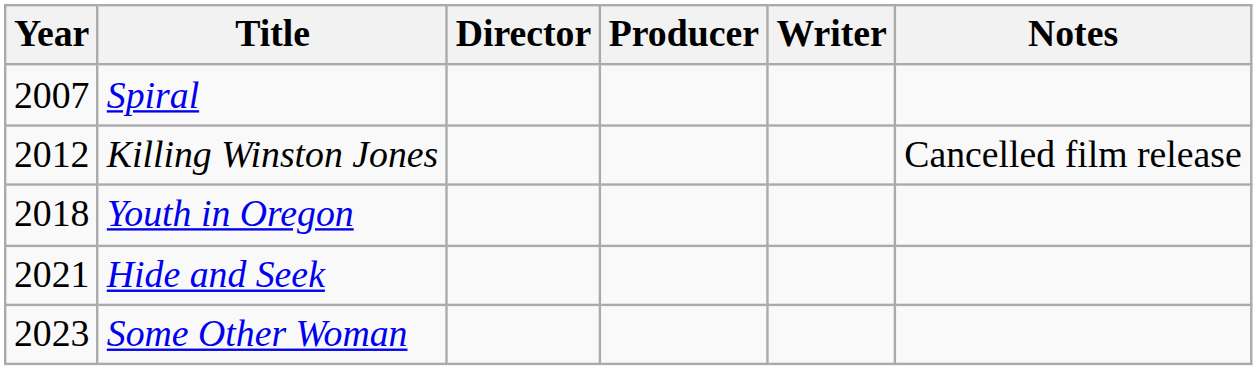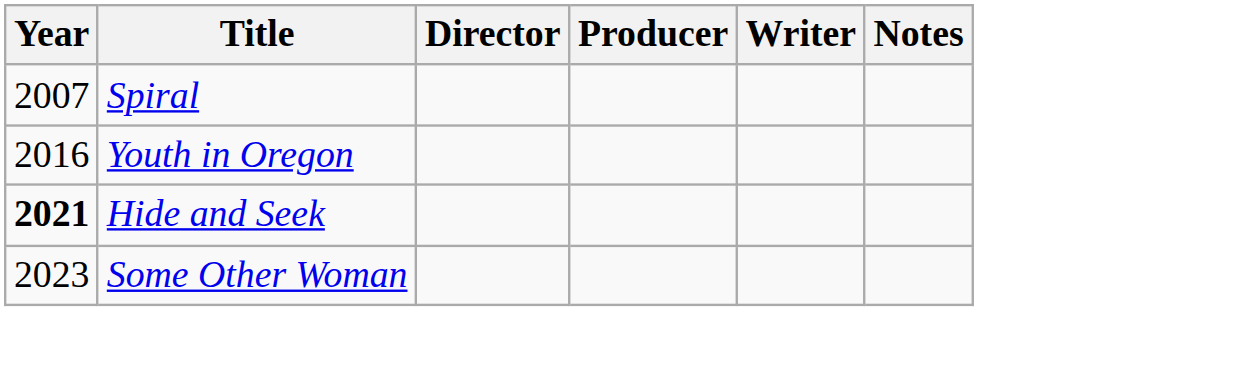- row: (273, 154)
(52, 214) 2018 -> (52, 154) 2016
(52, 273) normal -> (52, 214) bold
